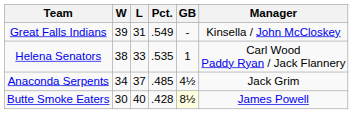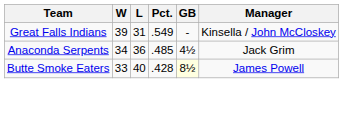- row: (58, 56)
(139, 81) 37 -> (139, 50) 36
(121, 99) 30 -> (121, 68) 33
